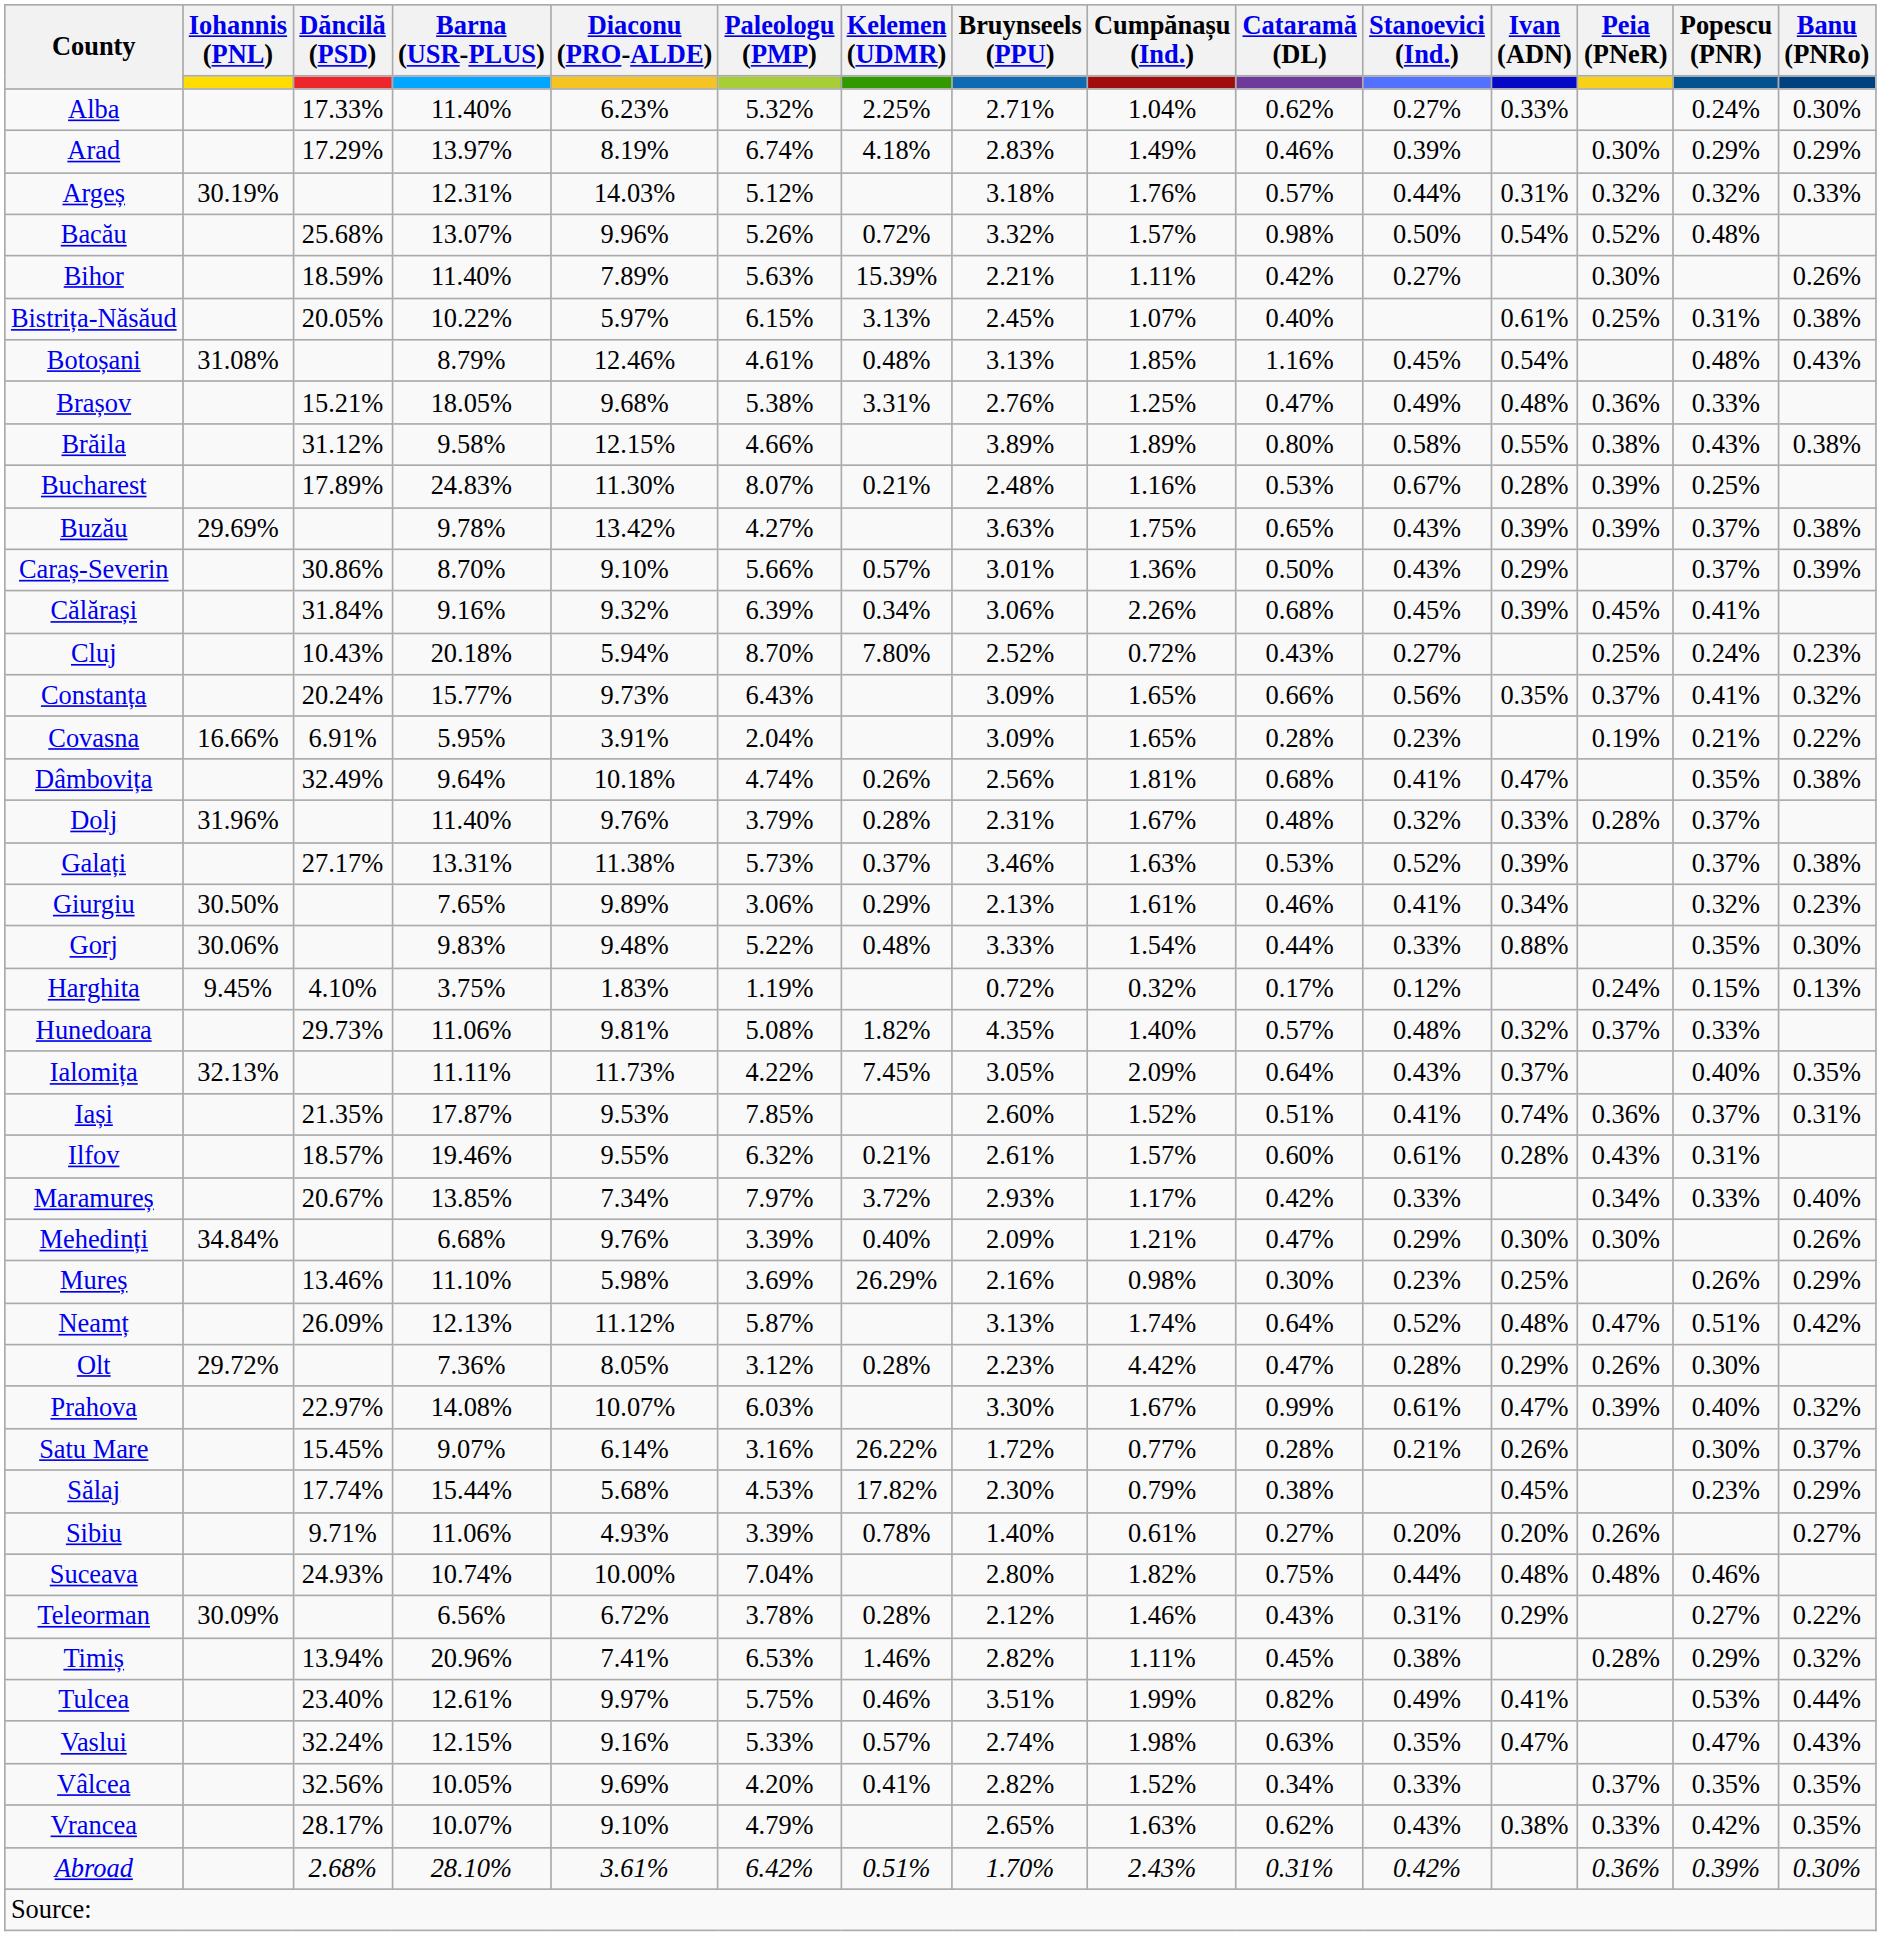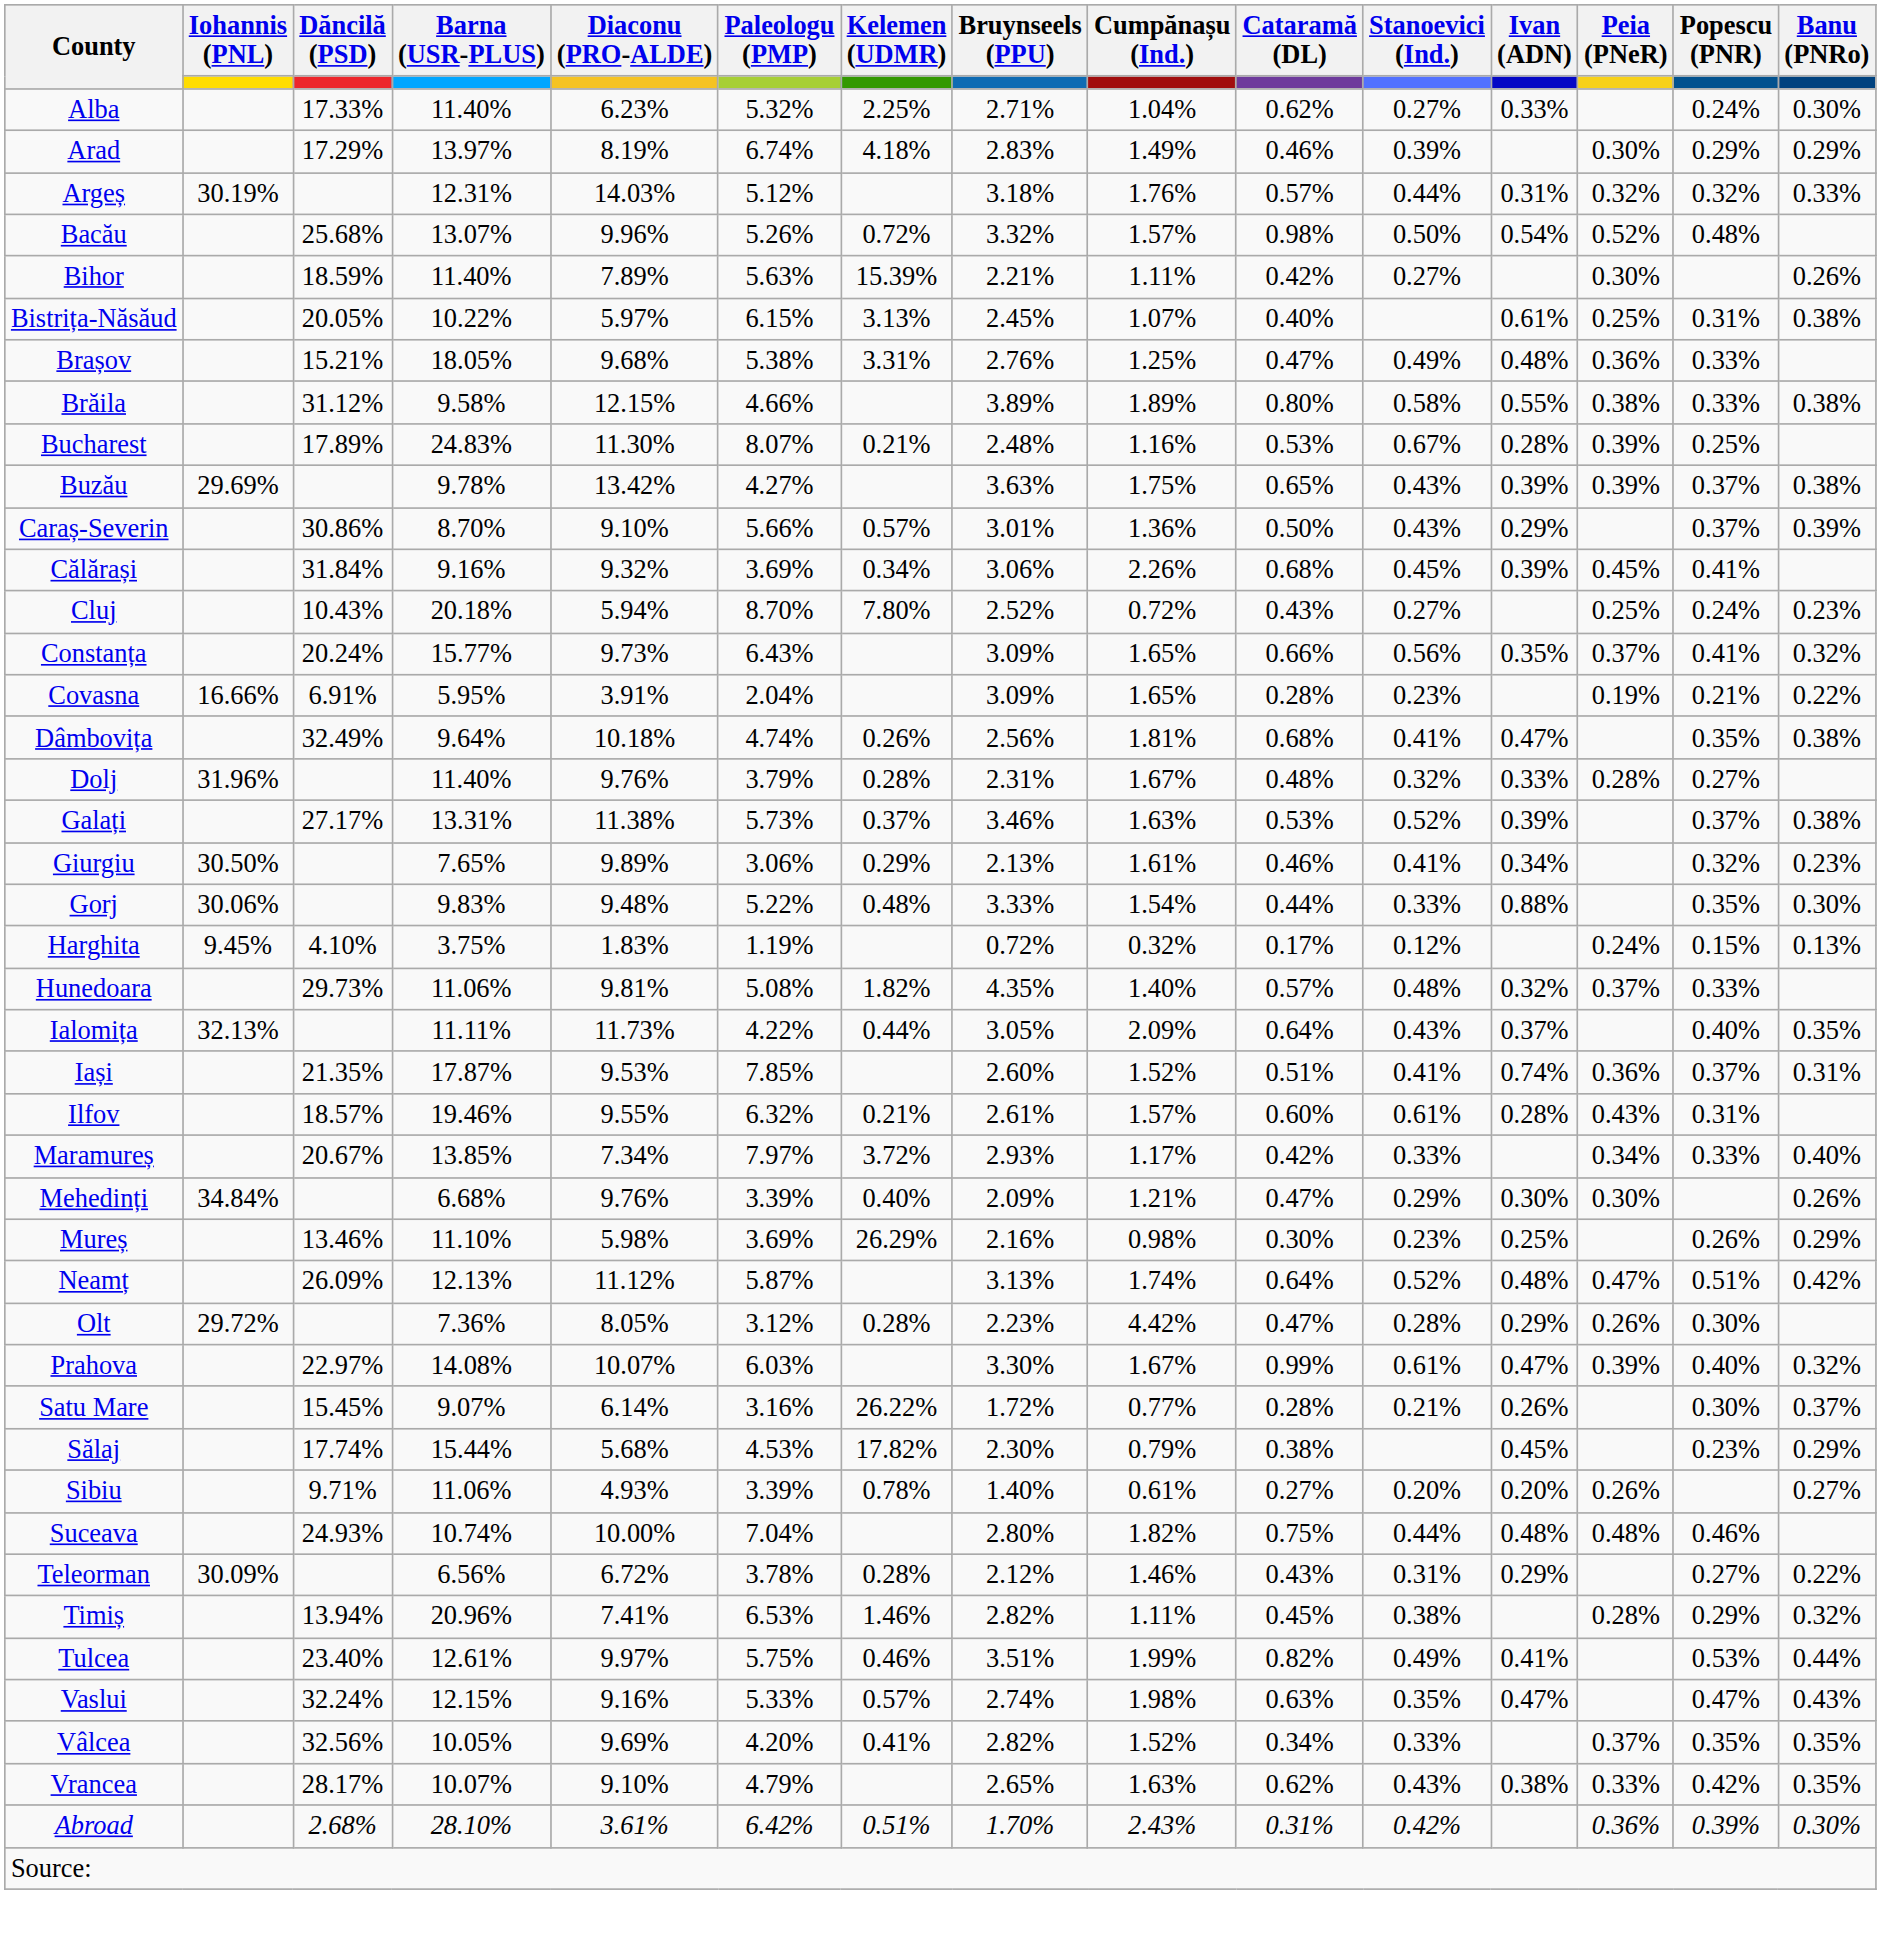- row: (94, 360)
(1726, 444) 0.43% -> (1726, 402) 0.33%
(779, 611) 6.39% -> (779, 569) 3.69%
(1726, 820) 0.37% -> (1726, 779) 0.27%
(897, 1072) 7.45% -> (897, 1030) 0.44%
